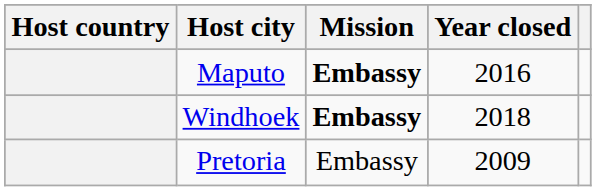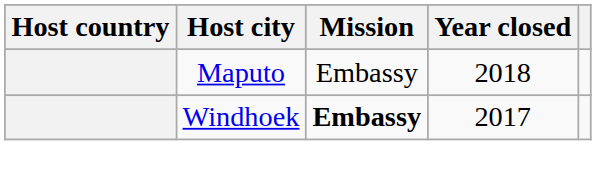(367, 71) bold -> (367, 71) normal
(503, 71) 2016 -> (503, 71) 2018
(503, 116) 2018 -> (503, 116) 2017
- row: (241, 161)
